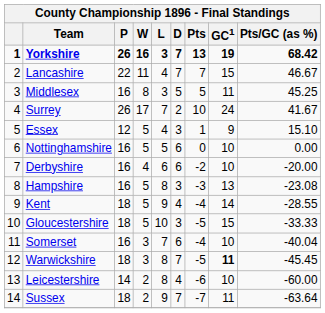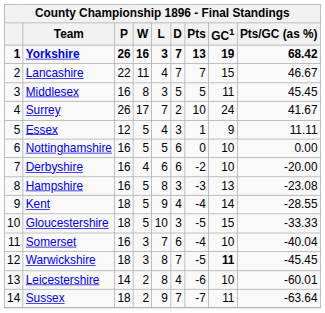(303, 92) 45.25 -> (303, 92) 45.45
(303, 129) 15.10 -> (304, 129) 11.11
(301, 279) -60.00 -> (301, 279) -60.01
